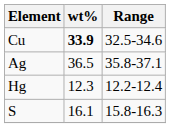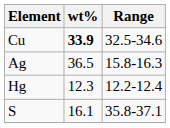(134, 63) 35.8-37.1 -> (134, 63) 15.8-16.3
(134, 110) 15.8-16.3 -> (134, 110) 35.8-37.1
